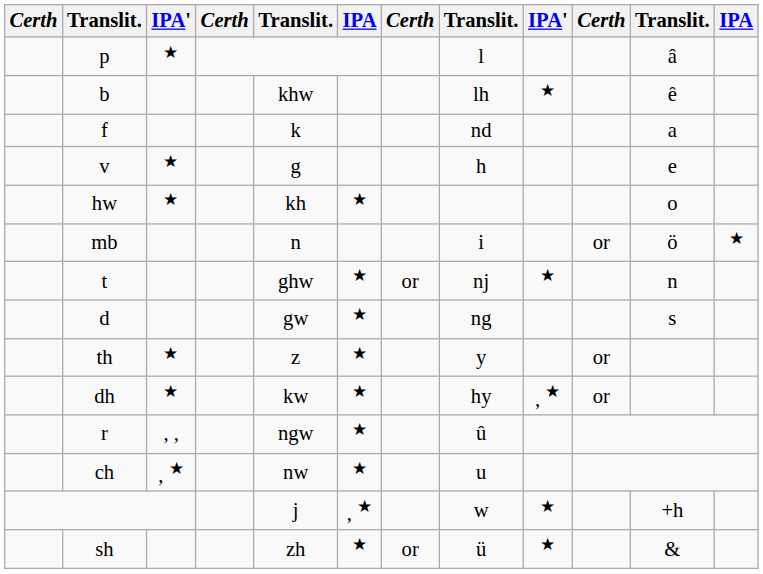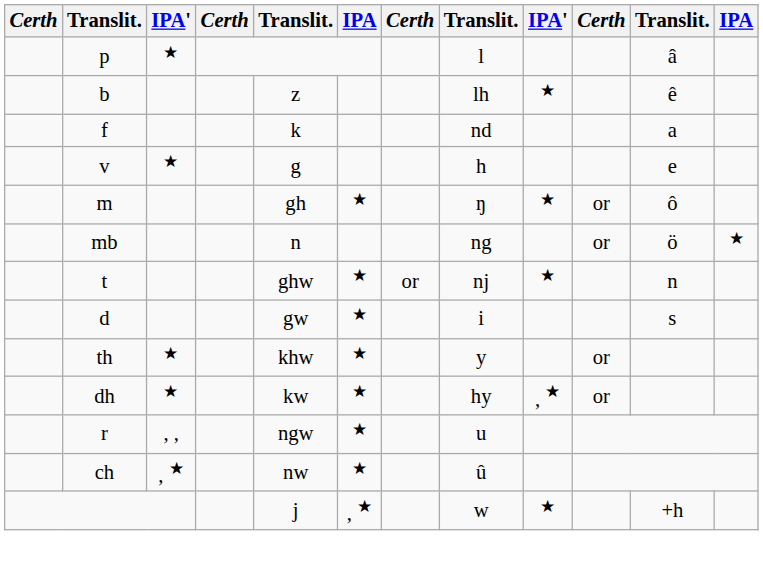(296, 94) khw -> (296, 94) z
- row: (104, 204)
+ row: (104, 204)
(481, 242) i -> (481, 242) ng
(481, 319) ng -> (481, 319) i
(296, 357) z -> (296, 357) khw
(481, 433) û -> (481, 433) u
(481, 472) u -> (481, 472) û
- row: (104, 548)
